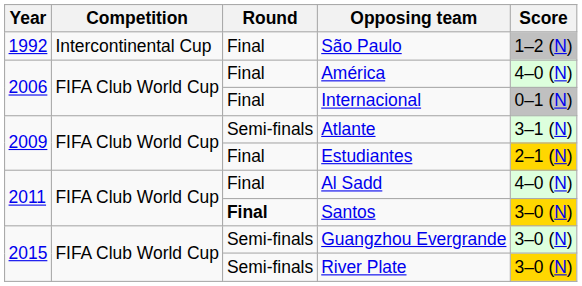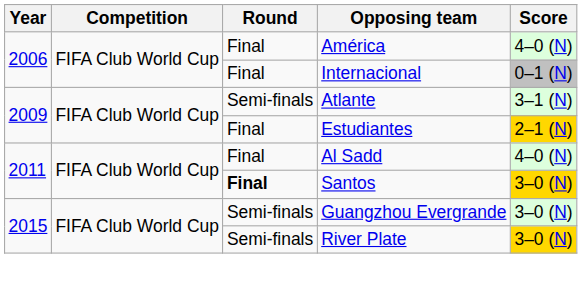- row: (361, 45)
